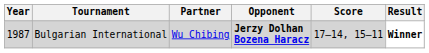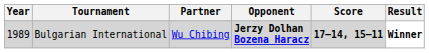(18, 34) 1987 -> (18, 34) 1989
(348, 34) normal -> (348, 34) bold
